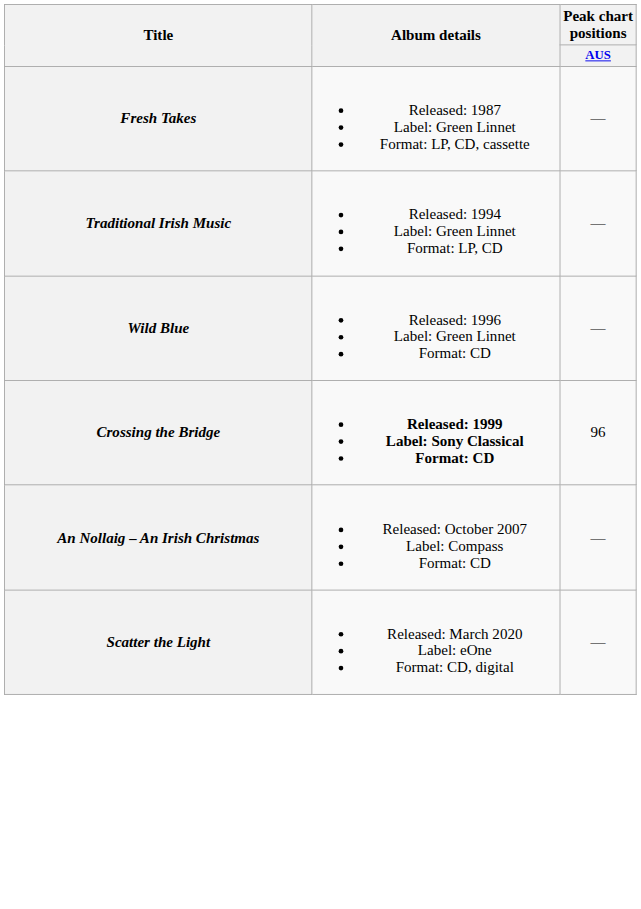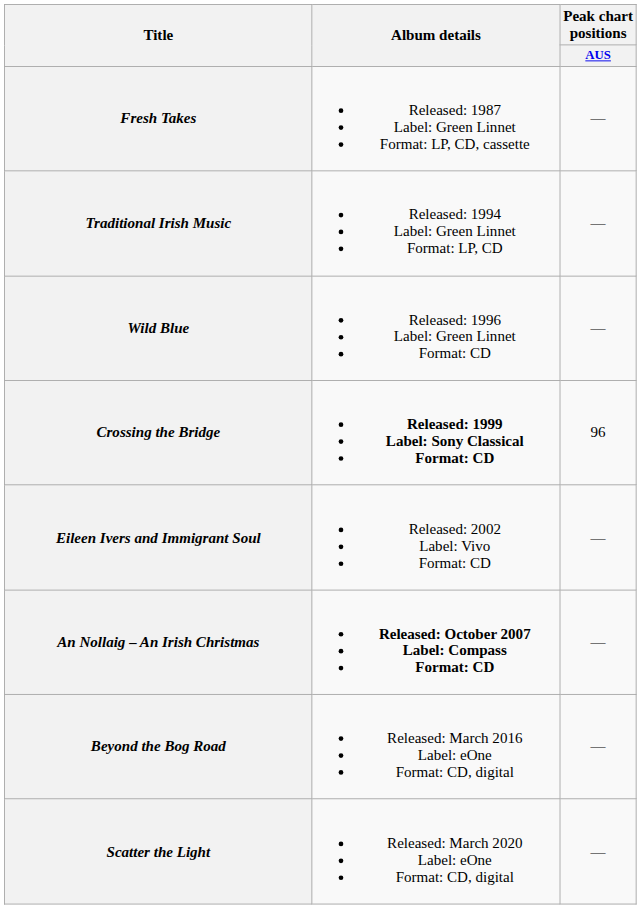+ row: (158, 537)
(436, 546) normal -> (436, 651) bold
+ row: (158, 746)
